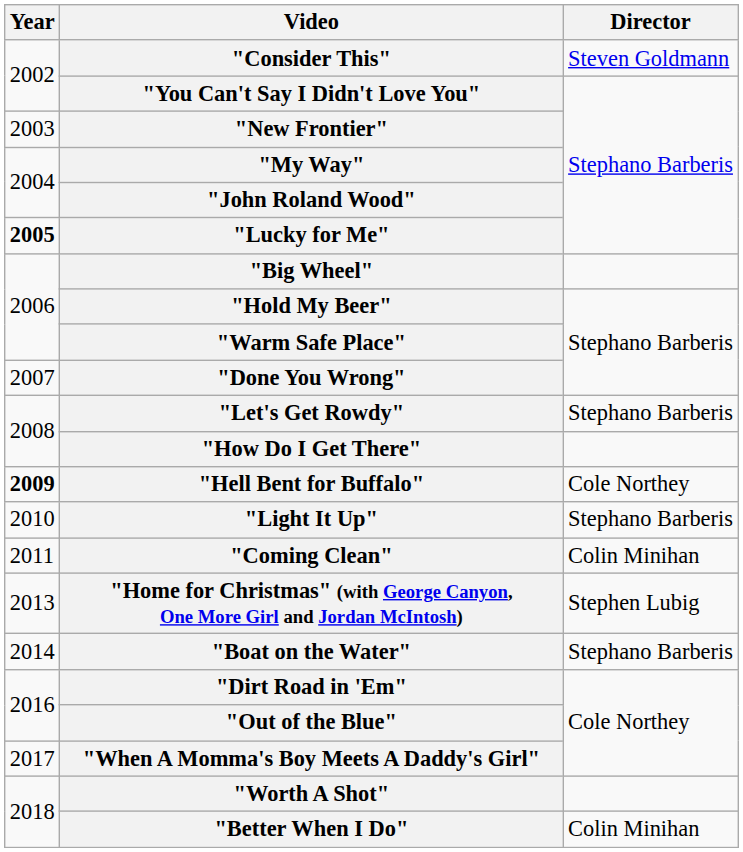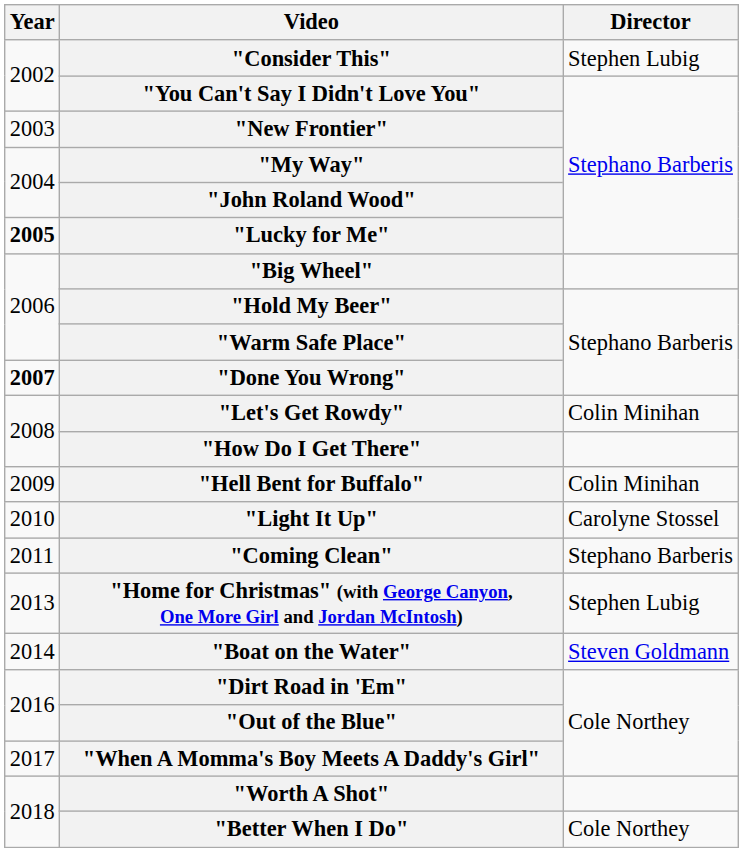(649, 57) Steven Goldmann -> (634, 57) Stephen Lubig
(32, 377) normal -> (32, 377) bold
(651, 413) Stephano Barberis -> (634, 413) Colin Minihan
(32, 484) bold -> (32, 484) normal
(629, 484) Cole Northey -> (634, 484) Colin Minihan
(651, 519) Stephano Barberis -> (644, 519) Carolyne Stossel
(634, 555) Colin Minihan -> (651, 555) Stephano Barberis
(651, 651) Stephano Barberis -> (649, 651) Steven Goldmann
(634, 829) Colin Minihan -> (629, 829) Cole Northey
